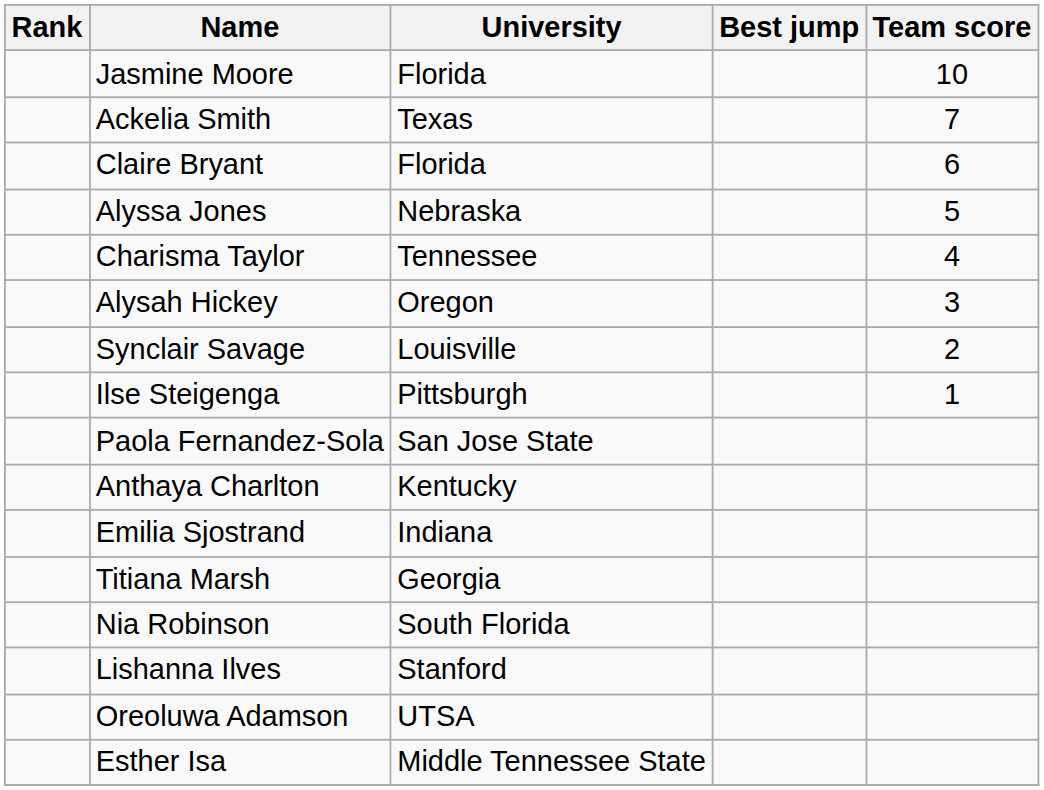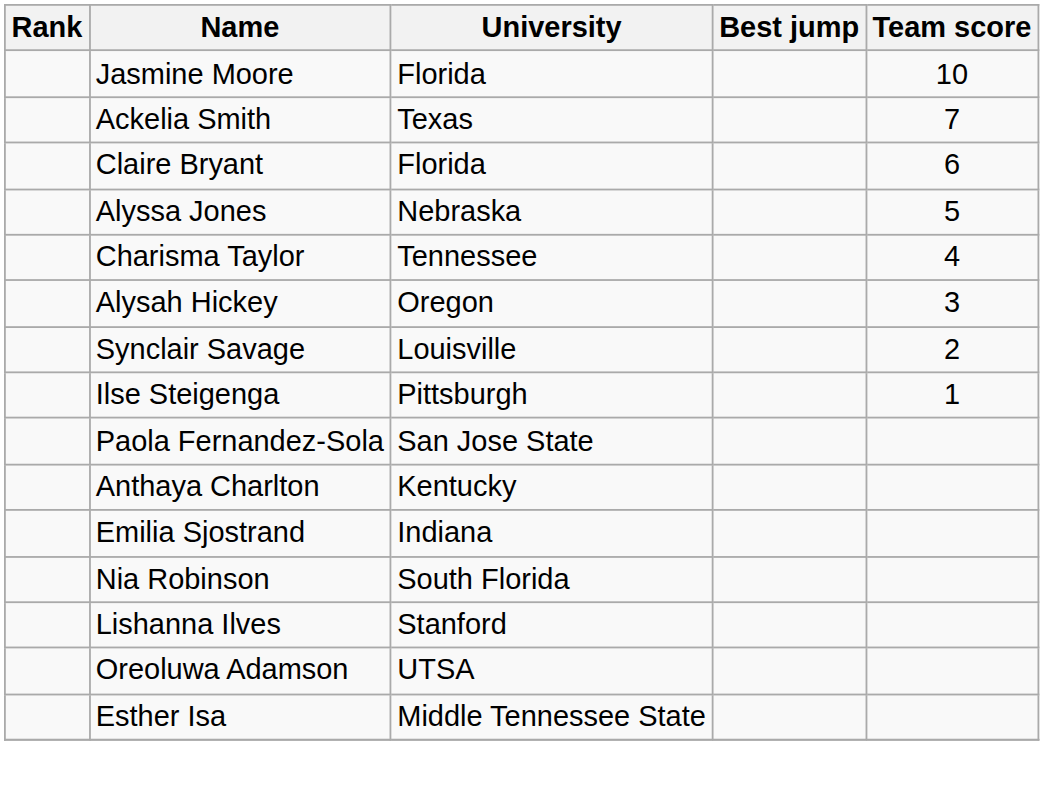- row: (183, 578)
